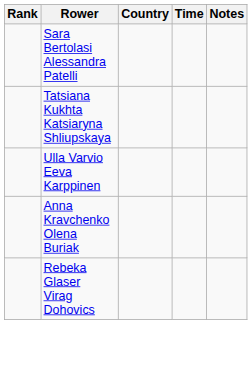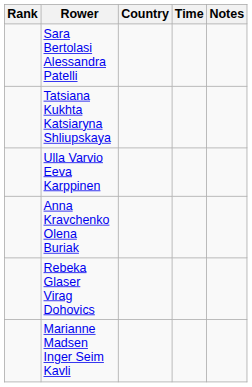+ row: (74, 350)
